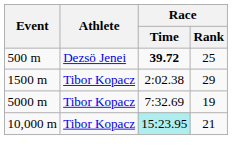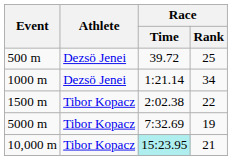(164, 58) bold -> (164, 58) normal
+ row: (27, 80)
(209, 80) 29 -> (209, 102) 22
